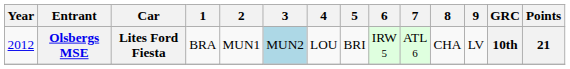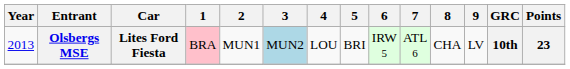(21, 45) 2012 -> (21, 45) 2013
(203, 45) no background -> (203, 45) pink background
(544, 45) 21 -> (544, 45) 23
